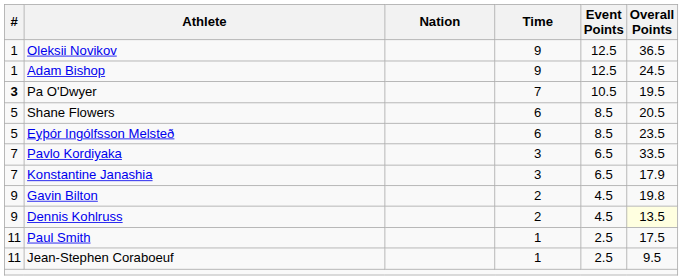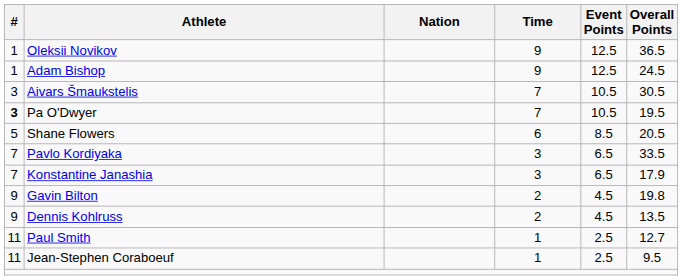+ row: (83, 92)
- row: (101, 133)
(652, 216) lightyellow background -> (652, 216) no background
(652, 237) 17.5 -> (652, 237) 12.7
